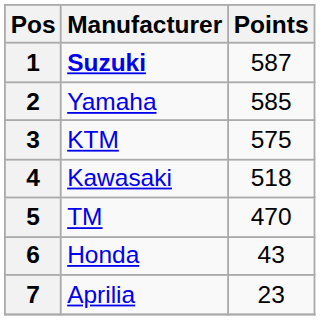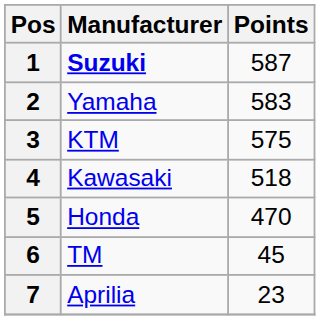(271, 101) 585 -> (271, 101) 583
(85, 217) TM -> (103, 217) Honda
(103, 255) Honda -> (85, 255) TM
(271, 255) 43 -> (271, 255) 45
